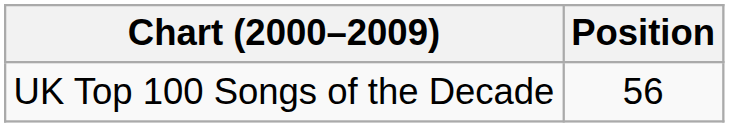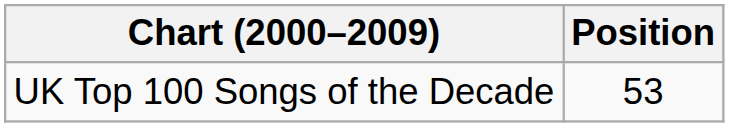(643, 91) 56 -> (643, 91) 53
